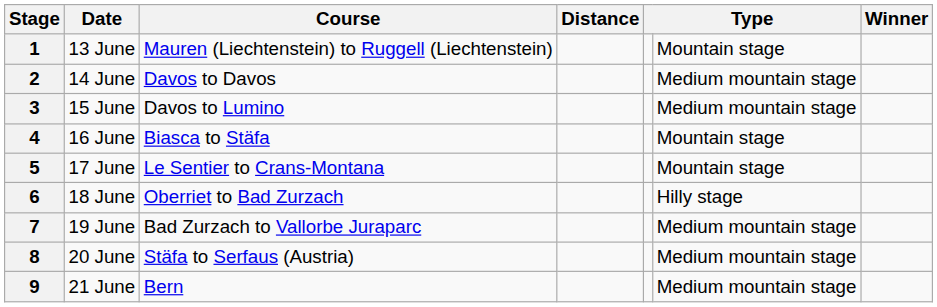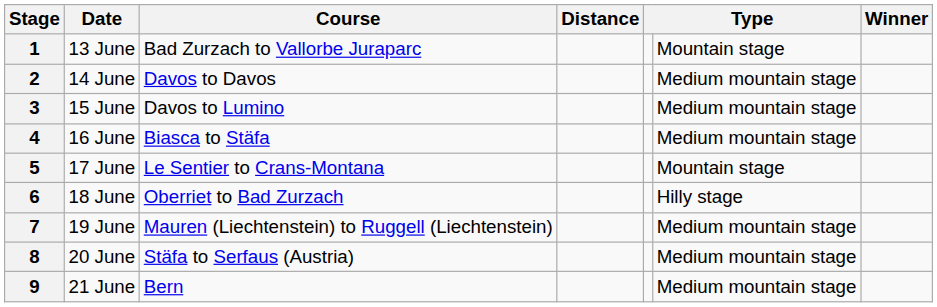(348, 49) Mauren (Liechtenstein) to Ruggell (Liechtenstein) -> (283, 49) Bad Zurzach to Vallorbe Juraparc
(721, 138) Mountain stage -> (757, 138) Medium mountain stage
(283, 227) Bad Zurzach to Vallorbe Juraparc -> (348, 227) Mauren (Liechtenstein) to Ruggell (Liechtenstein)
